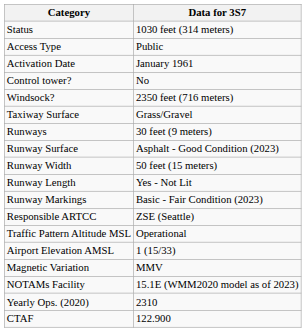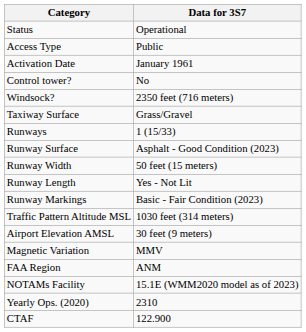(185, 30) 1030 feet (314 meters) -> (161, 30) Operational
(174, 132) 30 feet (9 meters) -> (156, 132) 1 (15/33)
- row: (52, 217)
(161, 234) Operational -> (185, 217) 1030 feet (314 meters)
(156, 251) 1 (15/33) -> (174, 234) 30 feet (9 meters)
+ row: (34, 268)
